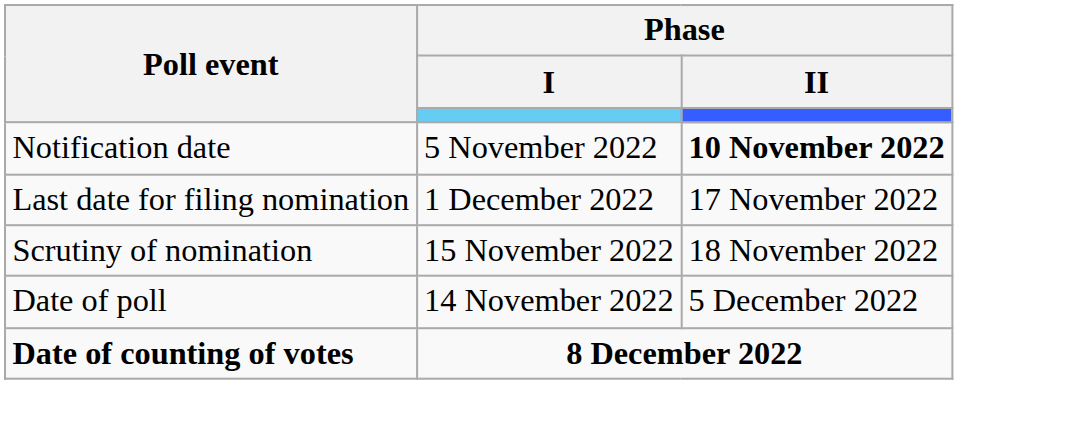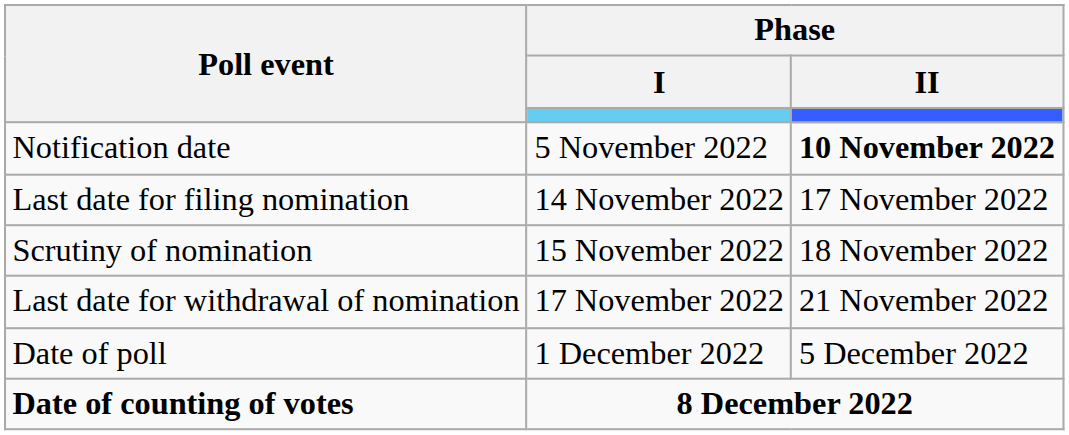(539, 198) 1 December 2022 -> (659, 198) 14 November 2022
+ row: (266, 301)
(549, 301) 14 November 2022 -> (649, 352) 1 December 2022
